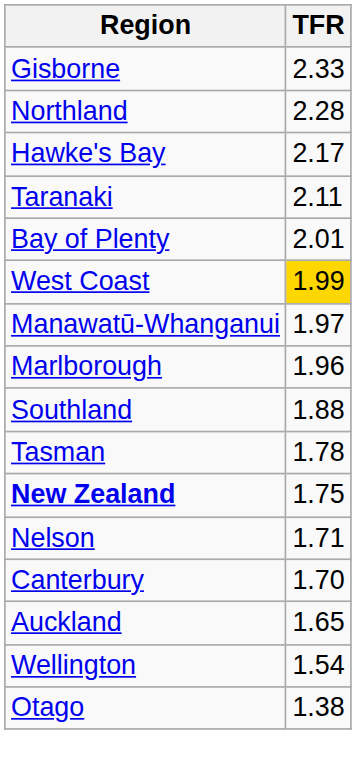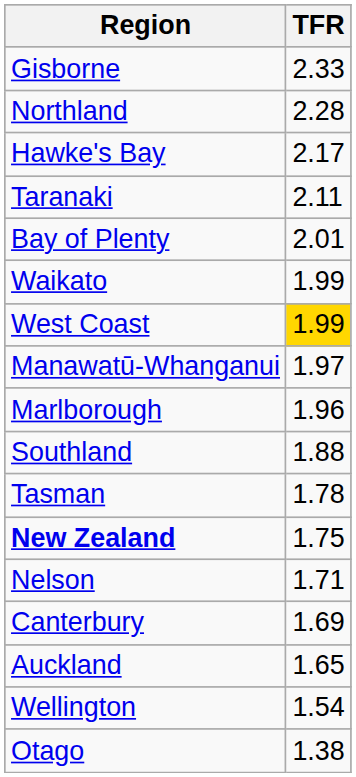+ row: (59, 281)
(319, 580) 1.70 -> (319, 622) 1.69
